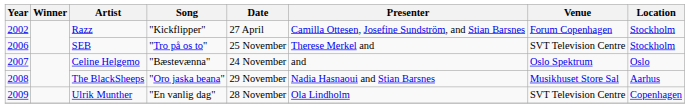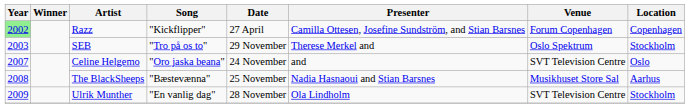(18, 29) no background -> (18, 29) lightgreen background
(653, 29) Stockholm -> (656, 29) Copenhagen
(18, 45) 2006 -> (18, 45) 2003
(258, 45) 25 November -> (258, 45) 29 November
(578, 45) SVT Television Centre -> (561, 45) Oslo Spektrum
(180, 62) "Bæstevænna" -> (187, 62) "Oro jaska beana"
(561, 62) Oslo Spektrum -> (578, 62) SVT Television Centre
(187, 78) "Oro jaska beana" -> (180, 78) "Bæstevænna"
(258, 78) 29 November -> (258, 78) 25 November
(656, 95) Copenhagen -> (653, 95) Stockholm
